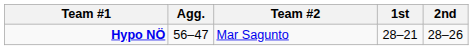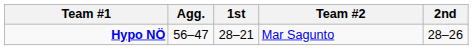columns swapped: (295, 14) <-> (400, 14)
